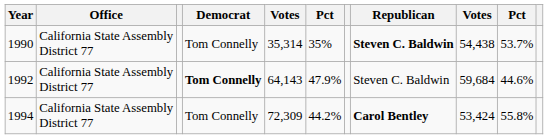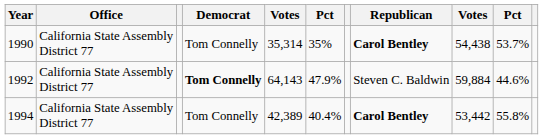(403, 43) Steven C. Baldwin -> (391, 43) Carol Bentley
(477, 79) 59,684 -> (473, 79) 59,884
(285, 115) 72,309 -> (285, 115) 42,389
(325, 115) 44.2% -> (325, 115) 40.4%
(477, 115) 53,424 -> (473, 115) 53,442
